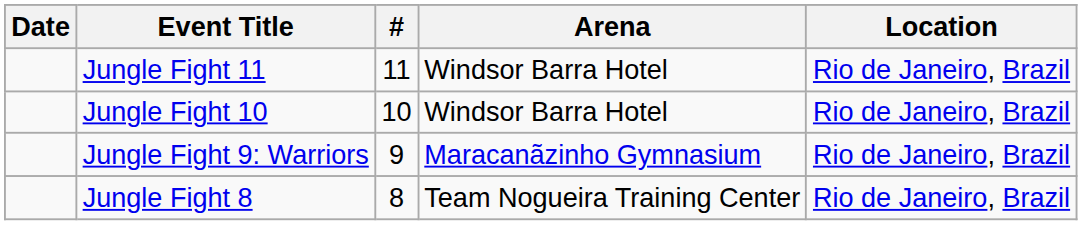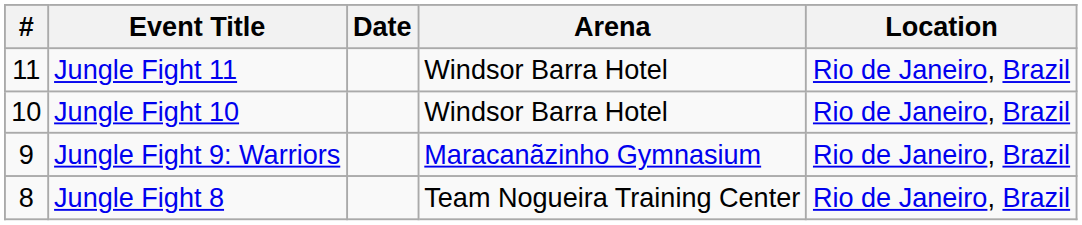columns swapped: (397, 27) <-> (41, 27)
